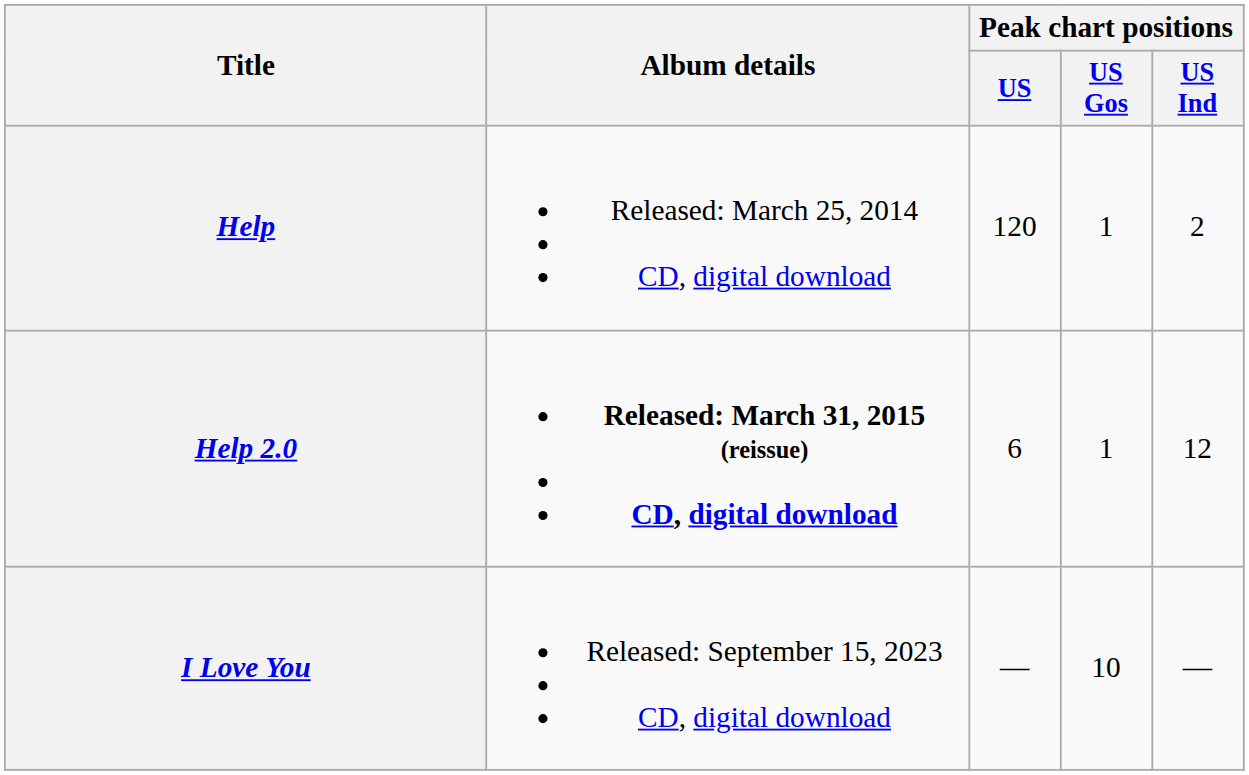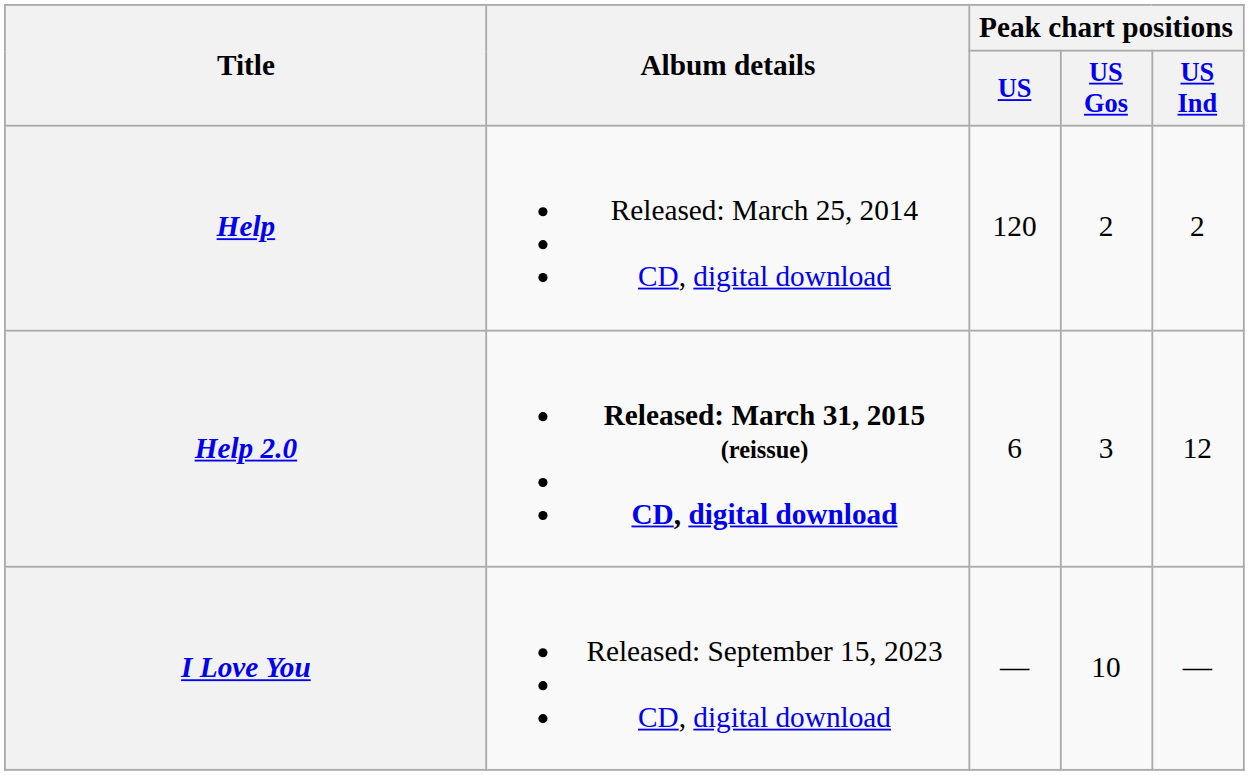(1106, 227) 1 -> (1106, 227) 2
(1106, 447) 1 -> (1106, 447) 3
